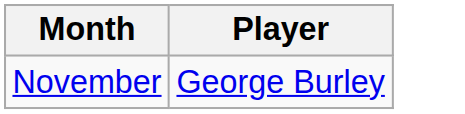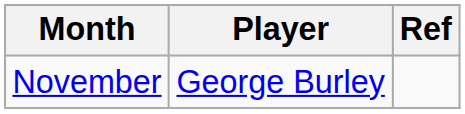+ column: (426, 30)
